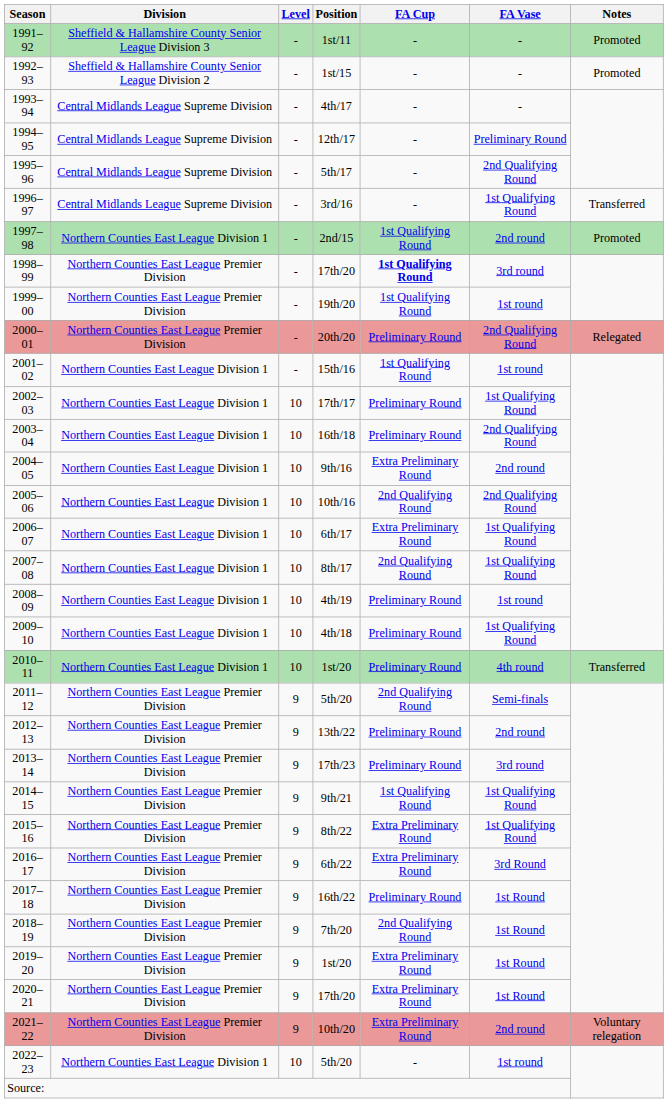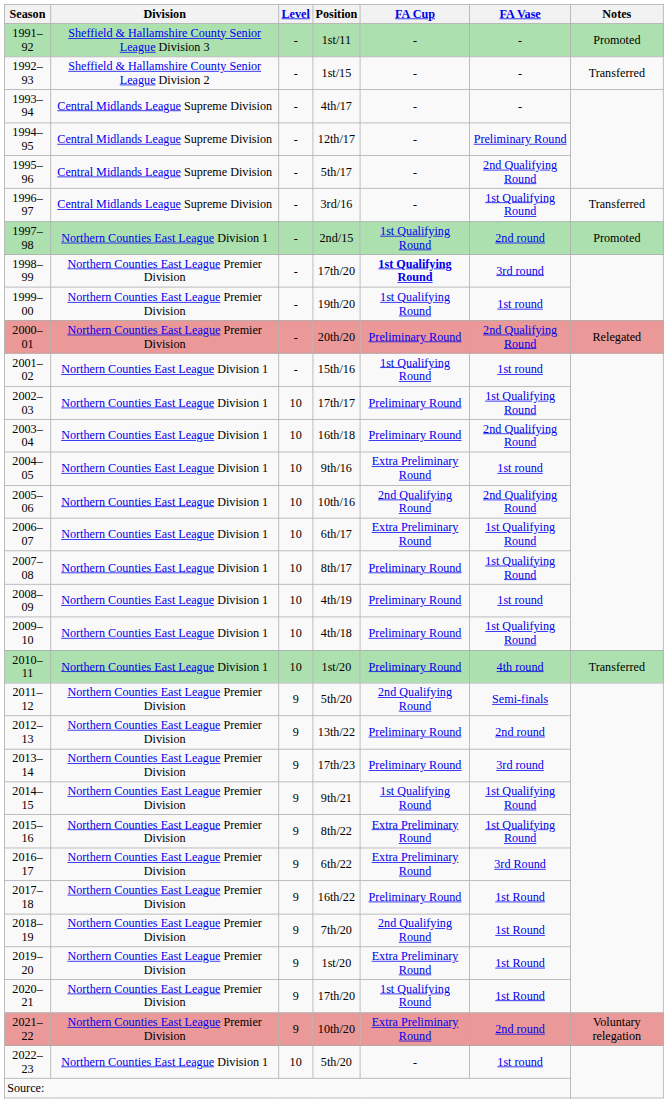(617, 73) Promoted -> (617, 73) Transferred
(520, 468) 2nd round -> (520, 468) 1st round
(415, 567) 2nd Qualifying Round -> (415, 567) Preliminary Round
(415, 996) Extra Preliminary Round -> (415, 996) 1st Qualifying Round
